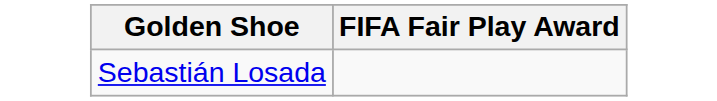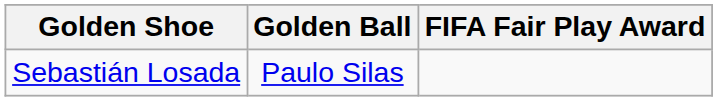+ column: (332, 27)
